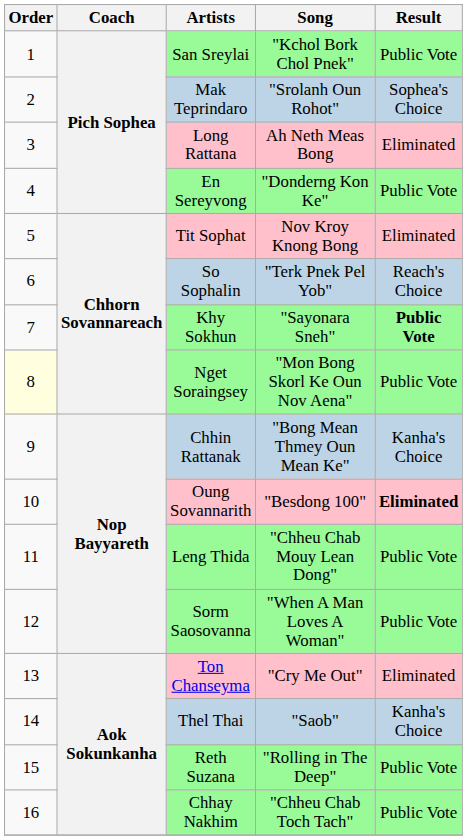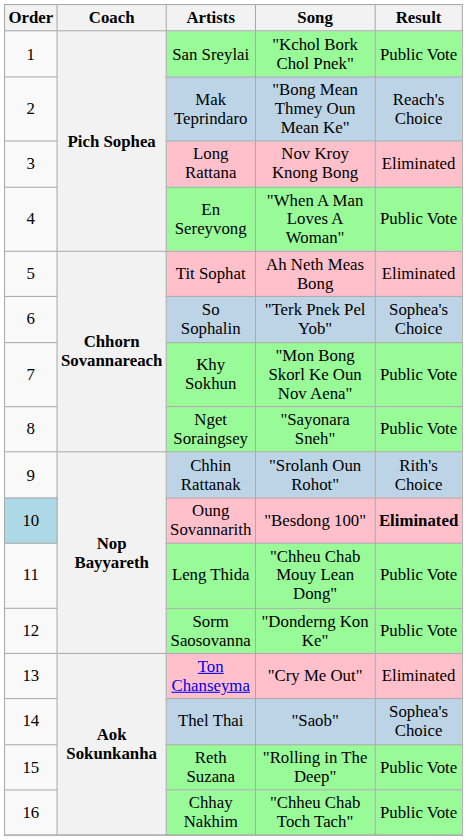(315, 99) "Srolanh Oun Rohot" -> (315, 108) "Bong Mean Thmey Oun Mean Ke"
(419, 99) Sophea's Choice -> (419, 108) Reach's Choice
(315, 145) Ah Neth Meas Bong -> (315, 163) Nov Kroy Knong Bong
(315, 190) "Donderng Kon Ke" -> (315, 218) "When A Man Loves A Woman"
(315, 236) Nov Kroy Knong Bong -> (315, 273) Ah Neth Meas Bong
(419, 281) Reach's Choice -> (419, 319) Sophea's Choice
(315, 327) "Sayonara Sneh" -> (315, 374) "Mon Bong Skorl Ke Oun Nov Aena"
(419, 327) bold -> (419, 374) normal
(31, 382) lightyellow background -> (31, 429) no background
(315, 382) "Mon Bong Skorl Ke Oun Nov Aena" -> (315, 429) "Sayonara Sneh"
(315, 446) "Bong Mean Thmey Oun Mean Ke" -> (315, 474) "Srolanh Oun Rohot"
(419, 446) Kanha's Choice -> (419, 474) Rith's Choice
(31, 501) no background -> (31, 520) lightblue background
(315, 621) "When A Man Loves A Woman" -> (315, 630) "Donderng Kon Ke"
(419, 721) Kanha's Choice -> (419, 721) Sophea's Choice
